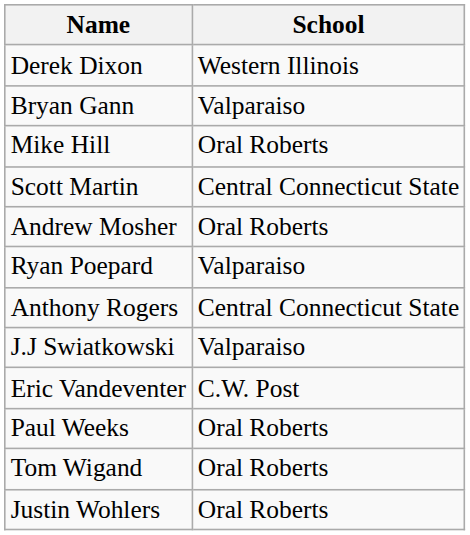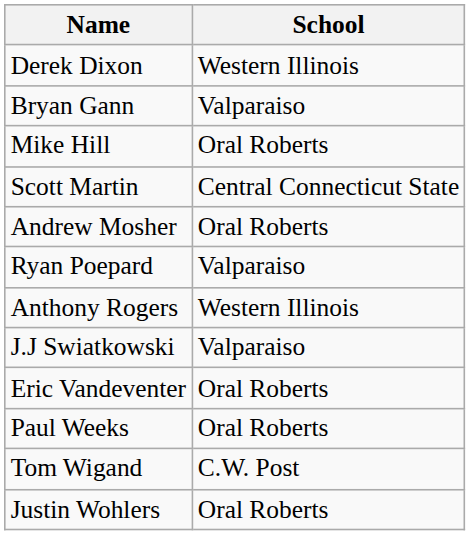(329, 307) Central Connecticut State -> (278, 307) Western Illinois
(249, 387) C.W. Post -> (263, 387) Oral Roberts
(263, 468) Oral Roberts -> (249, 468) C.W. Post
